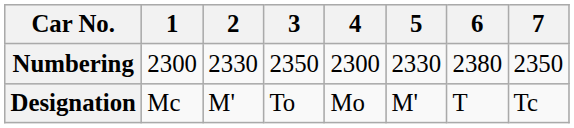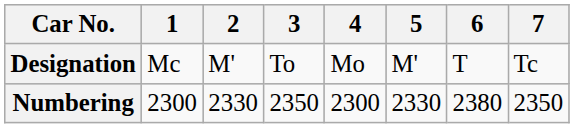rows swapped: (73, 102) <-> (73, 63)
